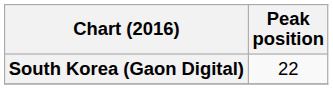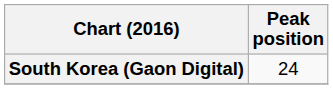(288, 68) 22 -> (288, 68) 24
